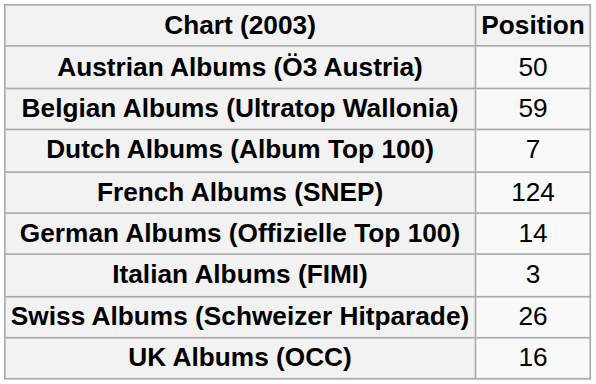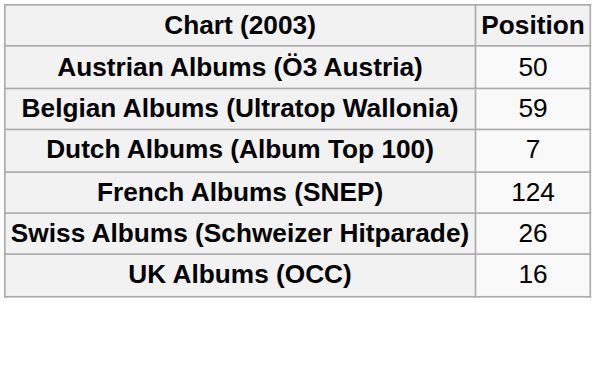- row: (240, 233)
- row: (240, 274)
